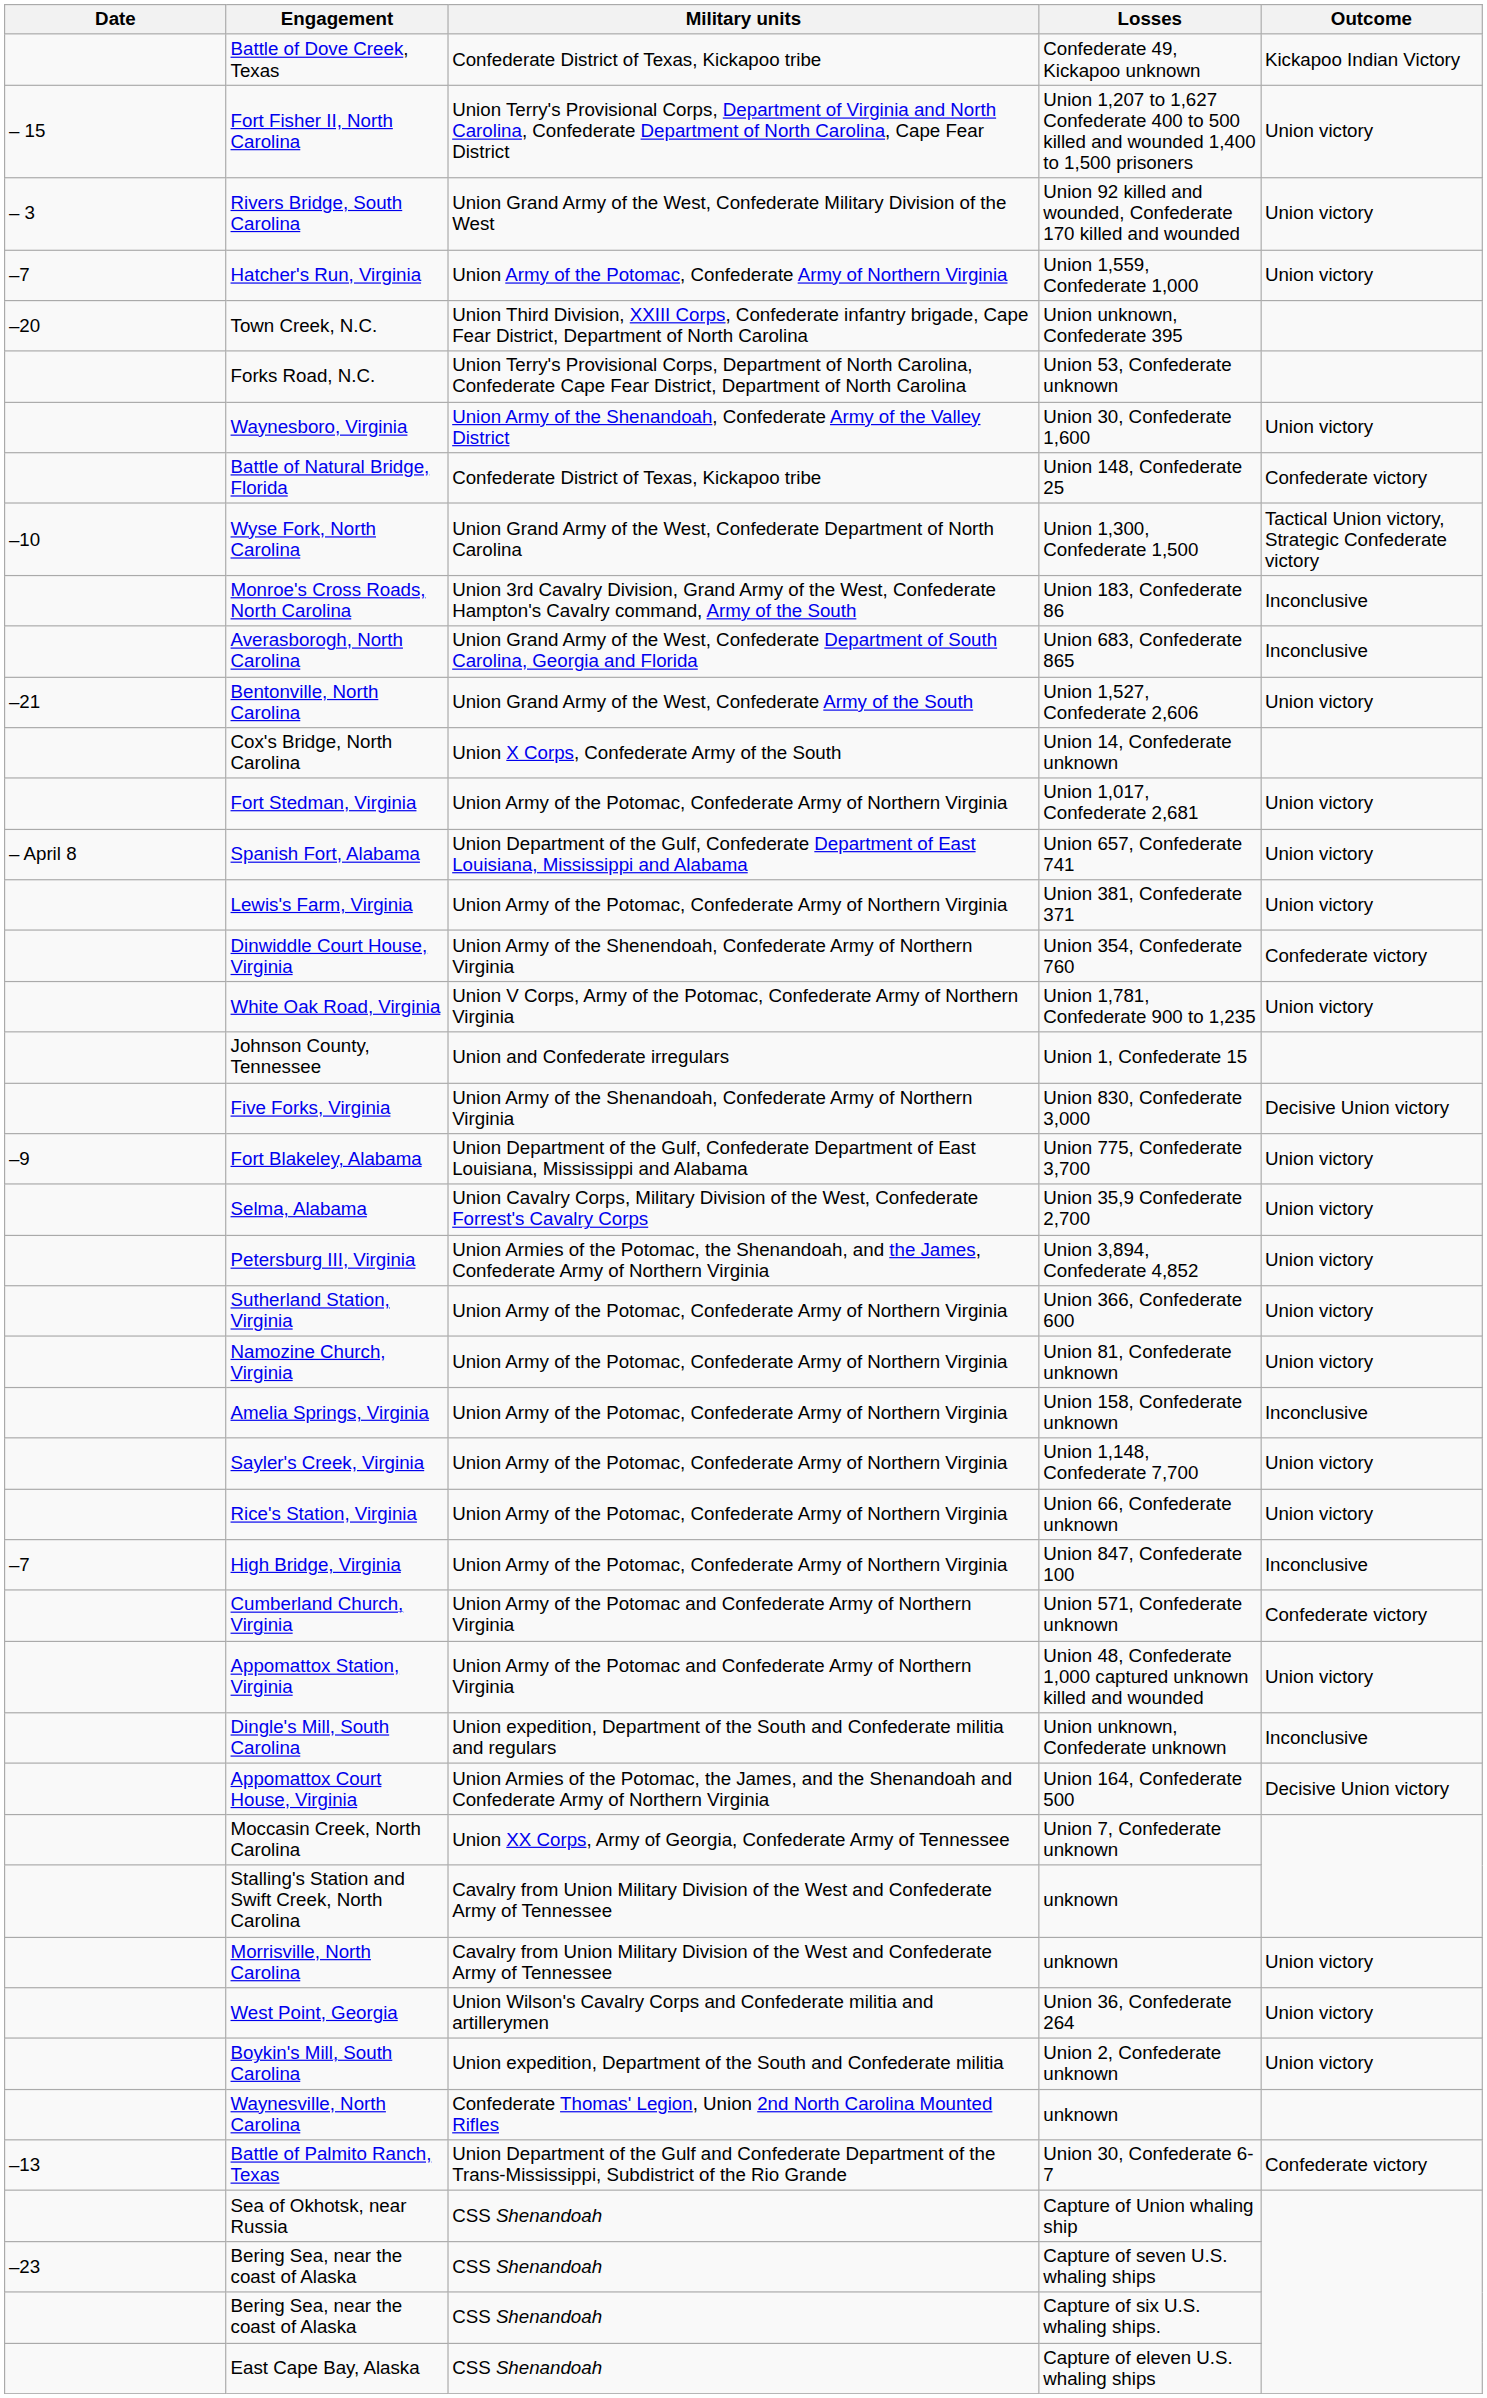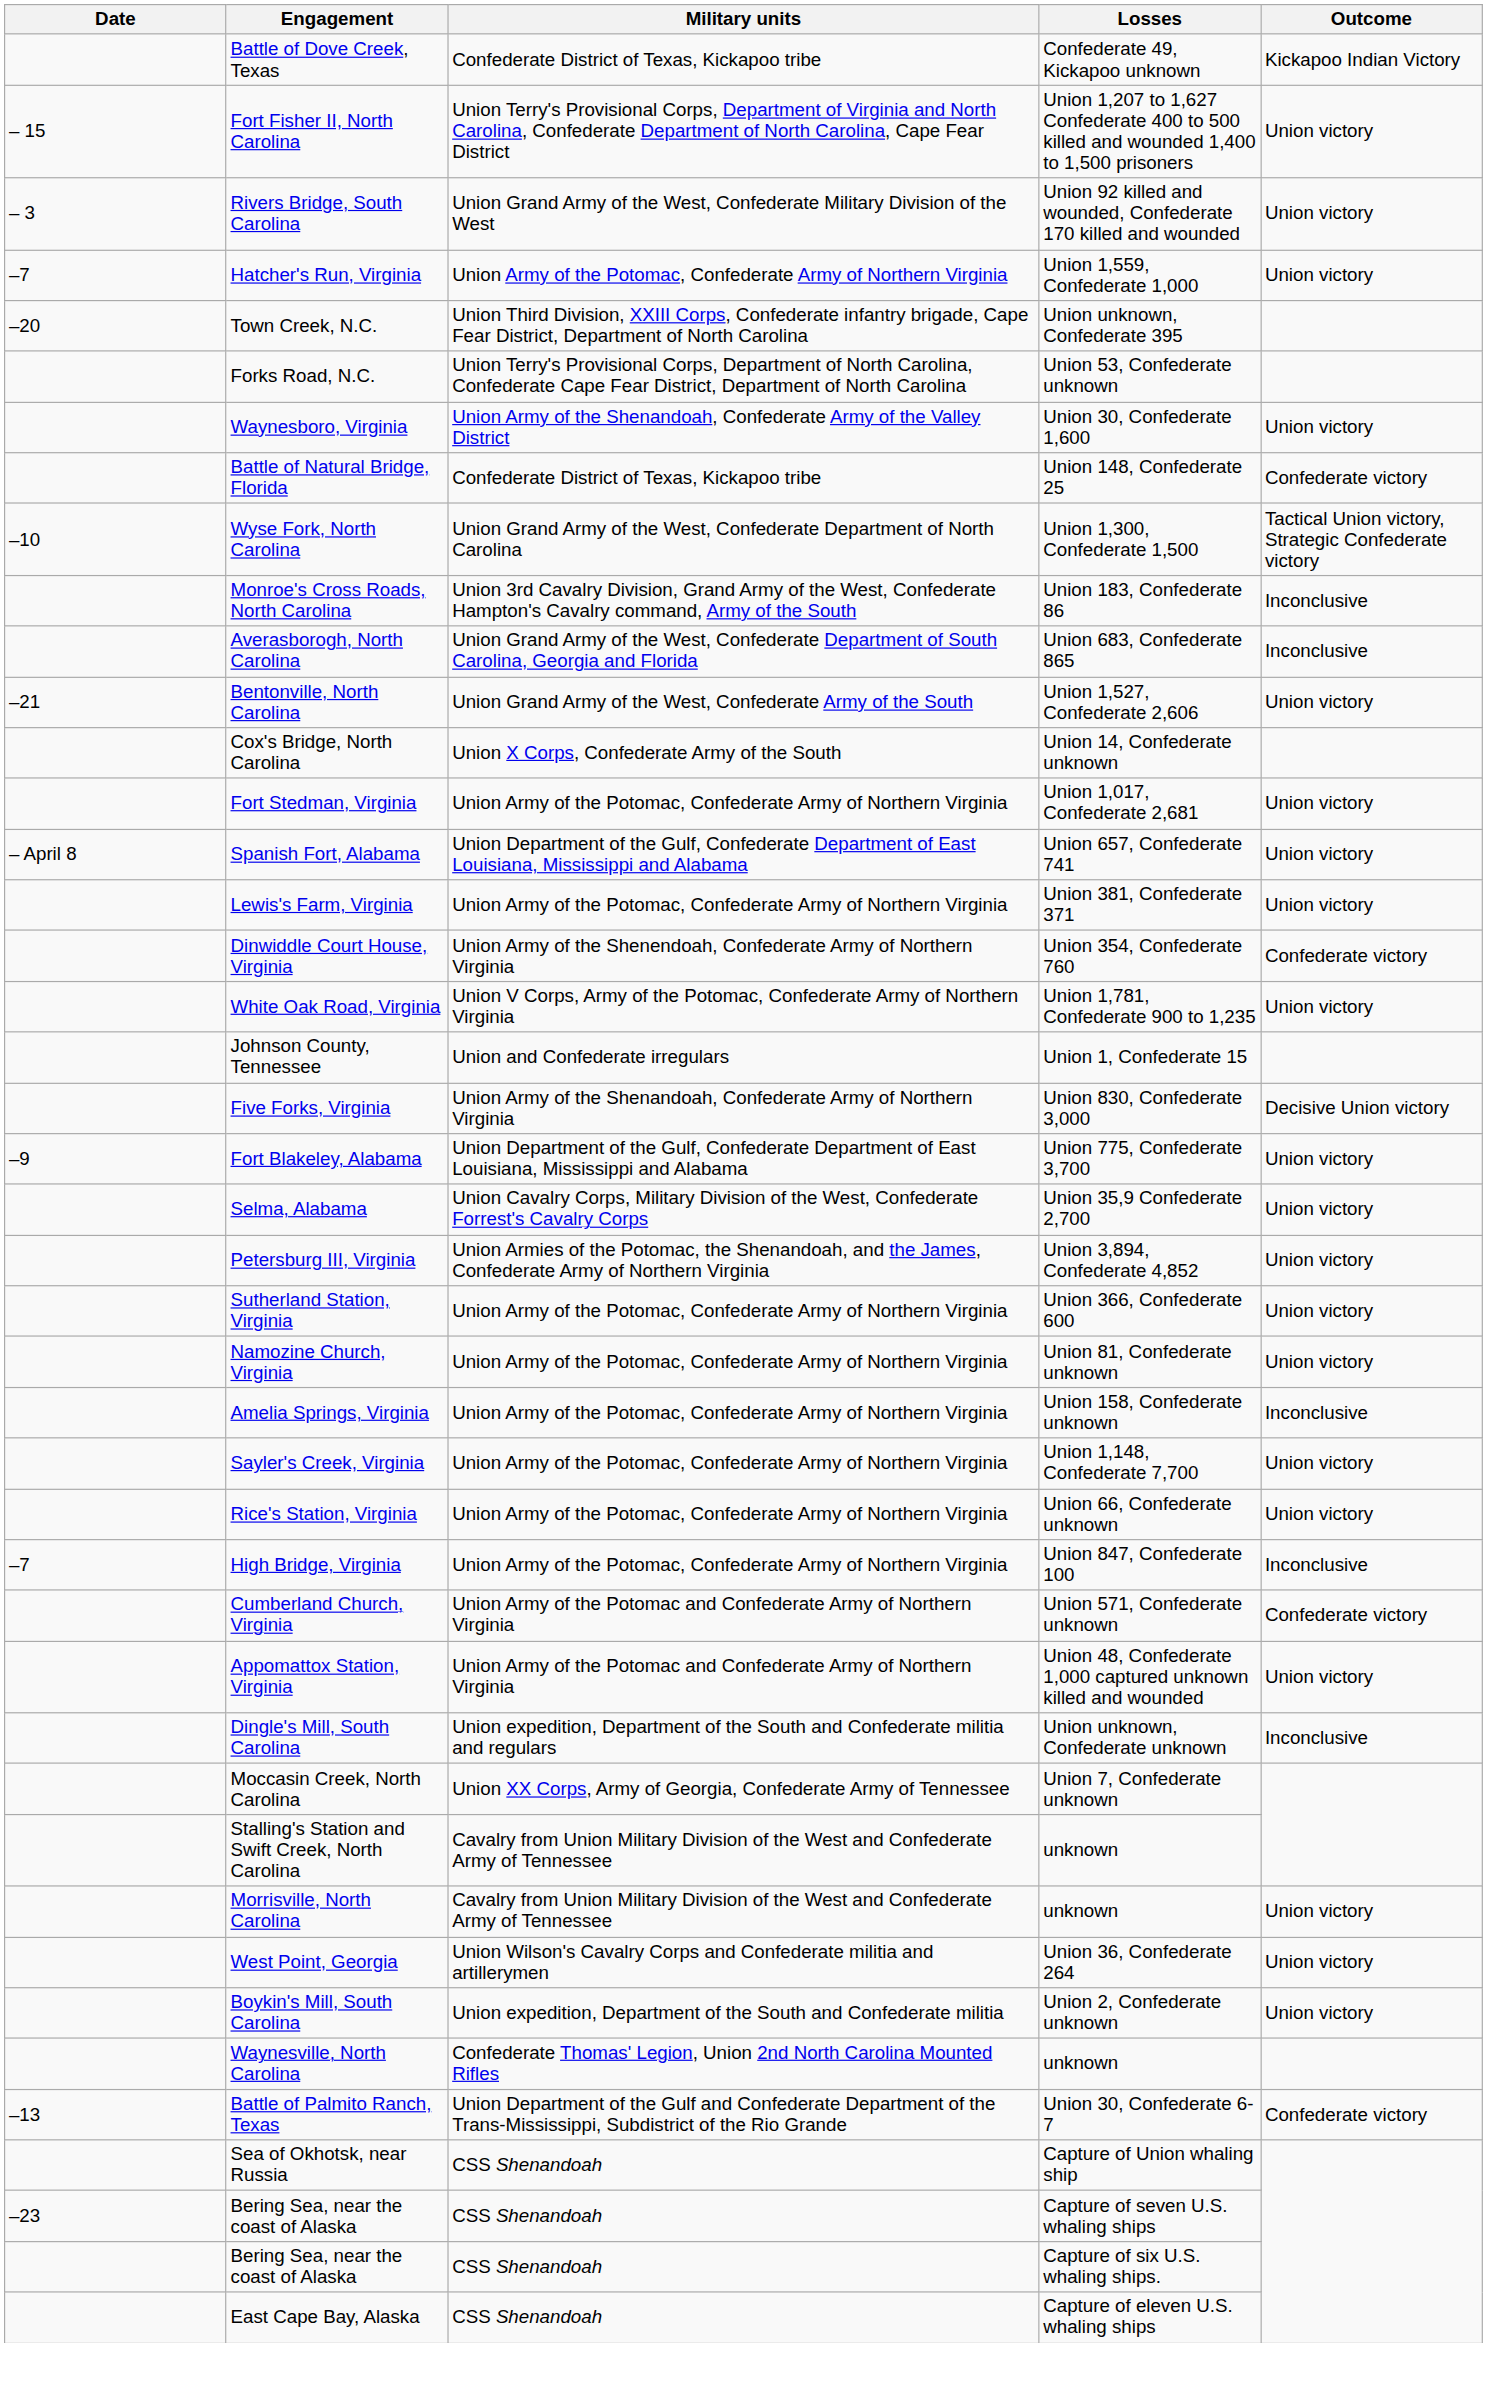- row: (306, 1788)
